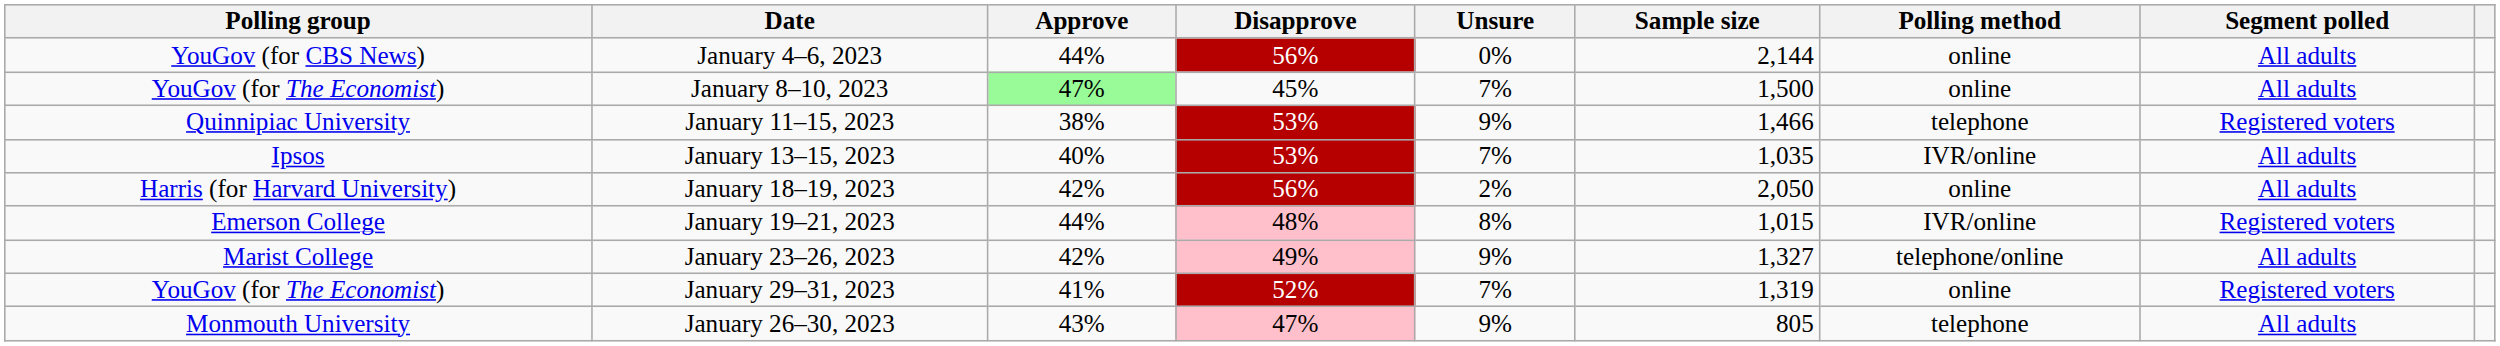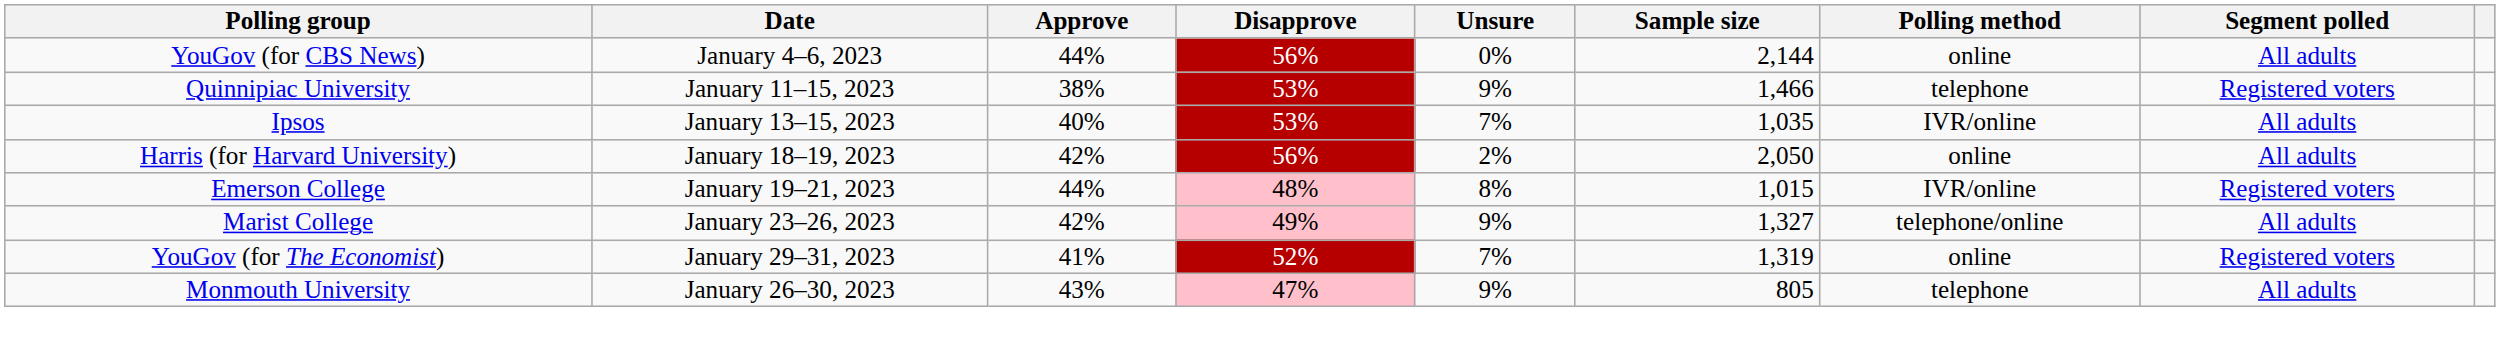- row: (790, 88)
